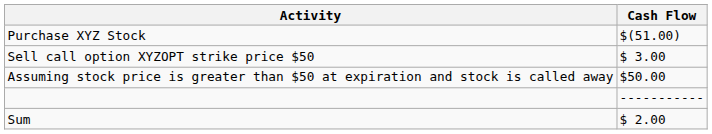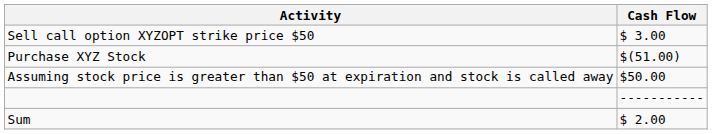rows swapped: (77, 36) <-> (161, 56)
